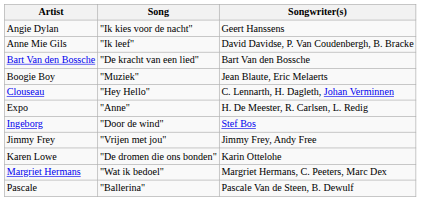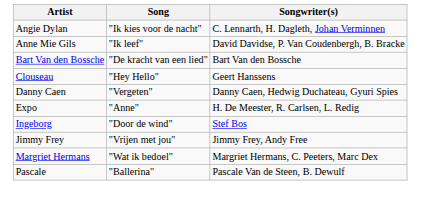(253, 28) Geert Hanssens -> (299, 28) C. Lennarth, H. Dagleth, Johan Verminnen
- row: (31, 76)
(308, 92) C. Lennarth, H. Dagleth, Johan Verminnen -> (244, 76) Geert Hanssens
+ row: (41, 92)
- row: (32, 156)
